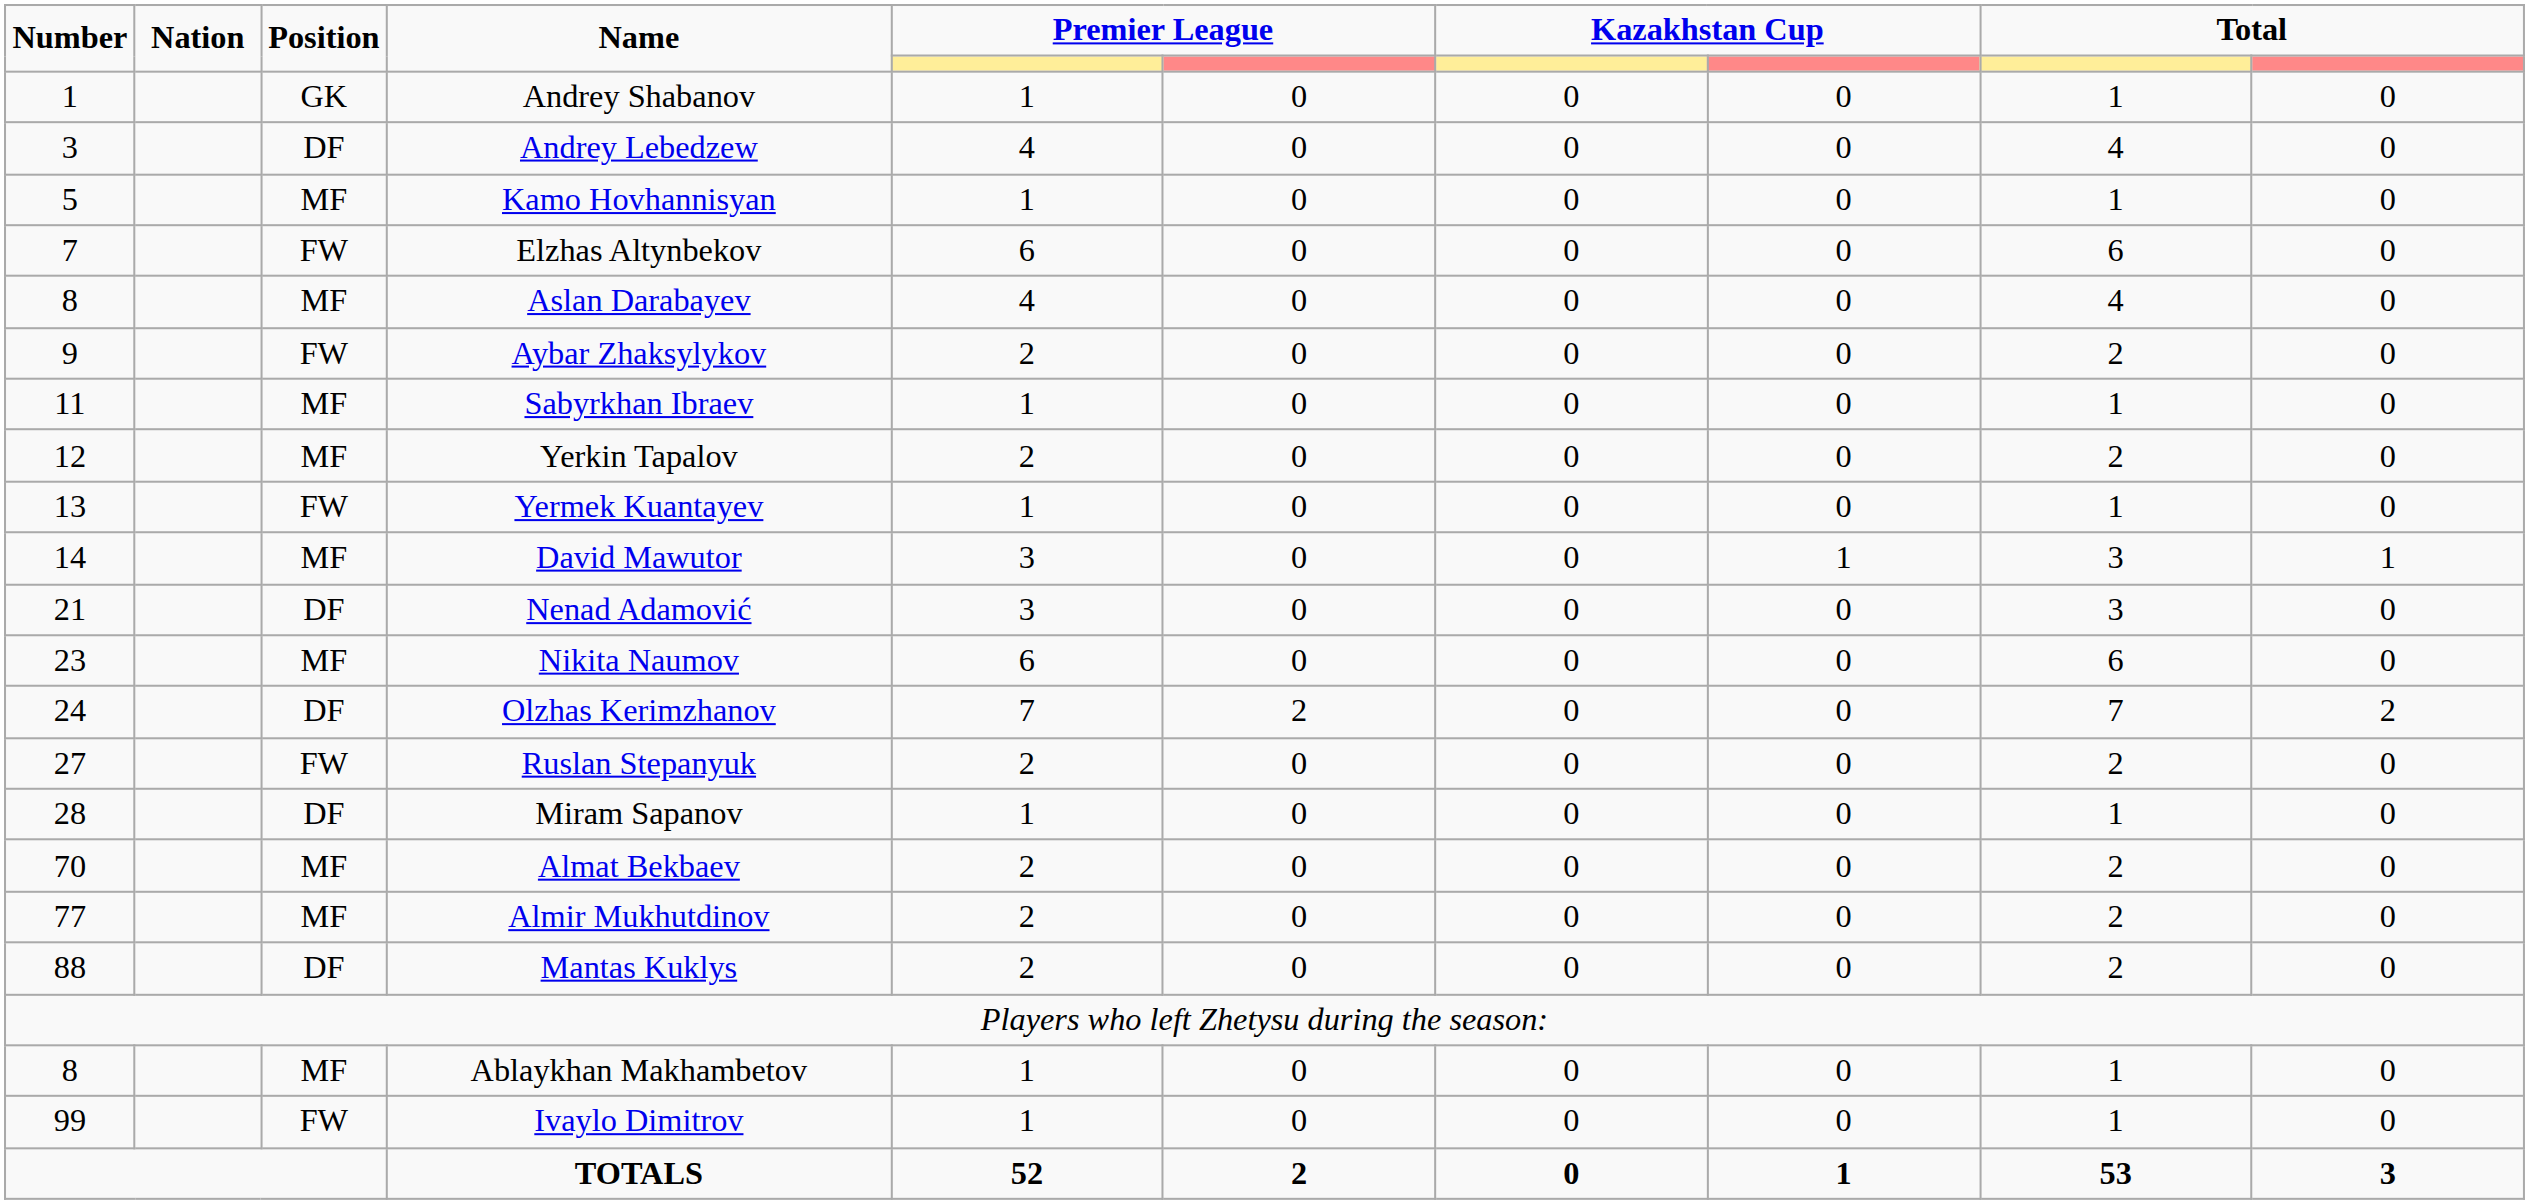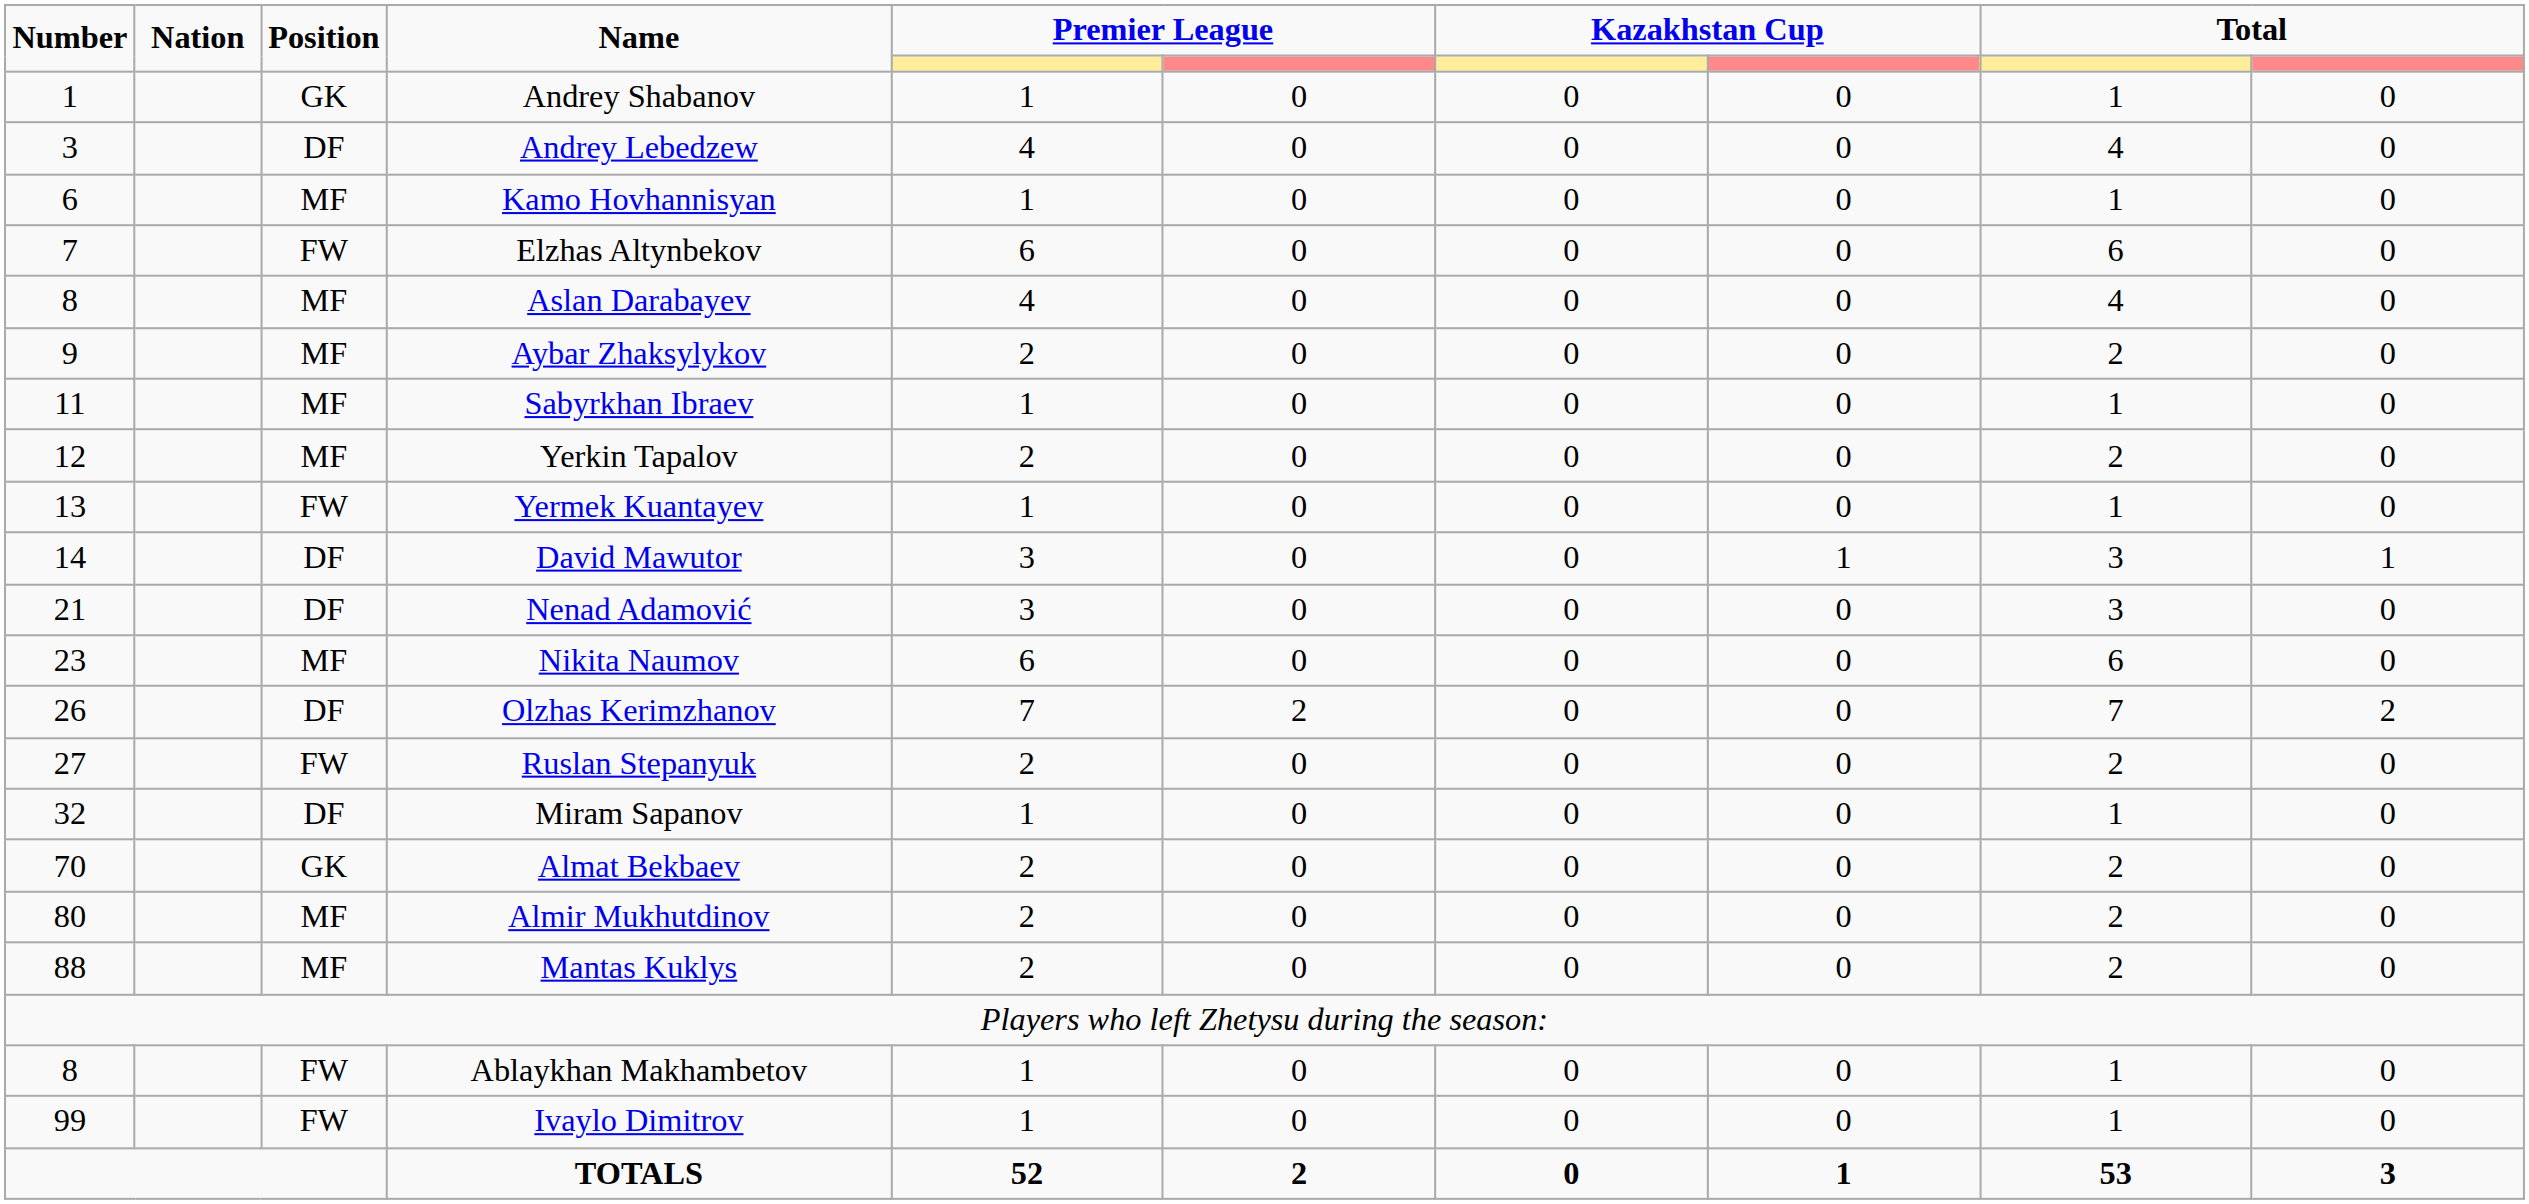(70, 198) 5 -> (70, 198) 6
(324, 352) FW -> (324, 352) MF
(324, 557) MF -> (324, 557) DF
(70, 711) 24 -> (70, 711) 26
(70, 813) 28 -> (70, 813) 32
(324, 865) MF -> (324, 865) GK
(70, 916) 77 -> (70, 916) 80
(324, 967) DF -> (324, 967) MF
(324, 1070) MF -> (324, 1070) FW
